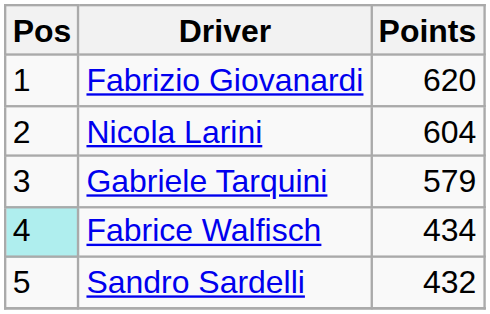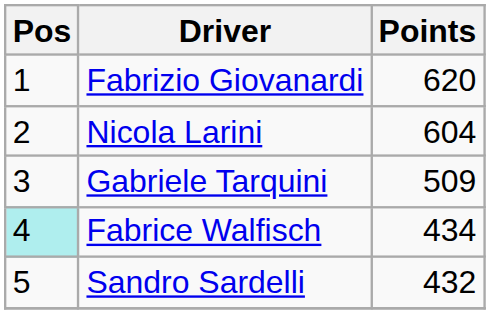(450, 181) 579 -> (450, 181) 509
